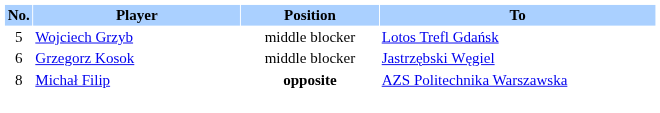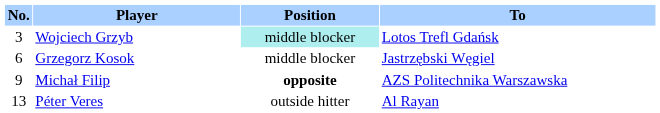(19, 36) 5 -> (19, 36) 3
(310, 36) no background -> (310, 36) paleturquoise background
(19, 80) 8 -> (19, 80) 9
+ row: (69, 101)
